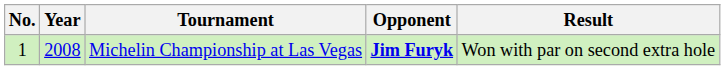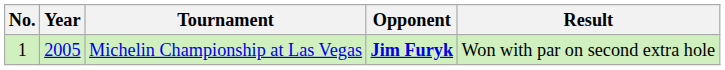(62, 49) 2008 -> (62, 49) 2005
